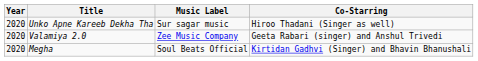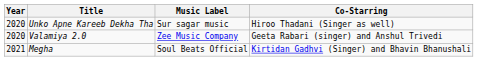(16, 50) 2020 -> (16, 50) 2021
